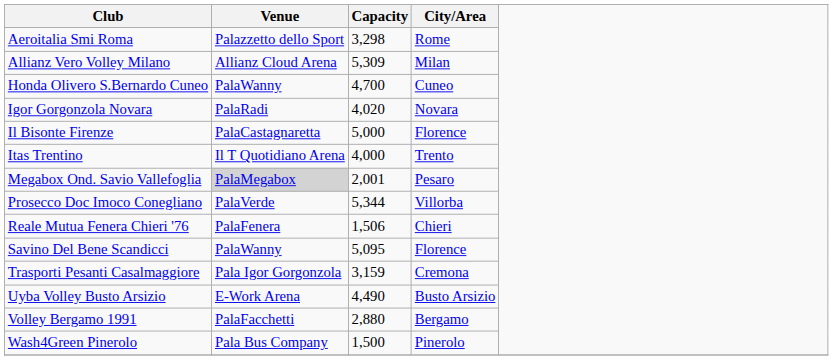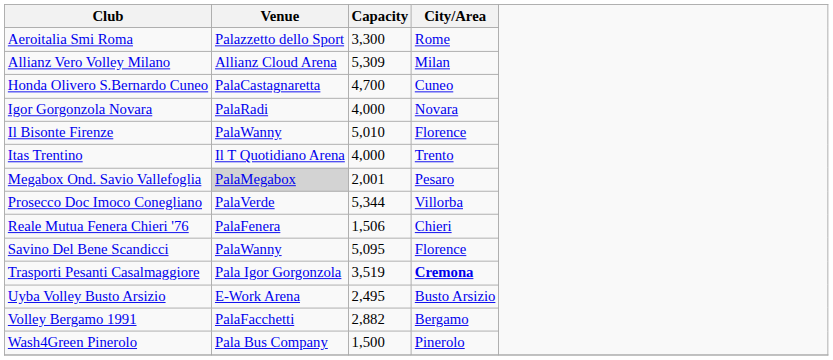(368, 39) 3,298 -> (368, 39) 3,300
(248, 86) PalaWanny -> (268, 86) PalaCastagnaretta
(368, 109) 4,020 -> (368, 109) 4,000
(268, 132) PalaCastagnaretta -> (248, 132) PalaWanny
(368, 132) 5,000 -> (368, 132) 5,010
(368, 272) 3,159 -> (368, 272) 3,519
(442, 272) normal -> (444, 272) bold
(368, 296) 4,490 -> (368, 296) 2,495
(368, 319) 2,880 -> (368, 319) 2,882
